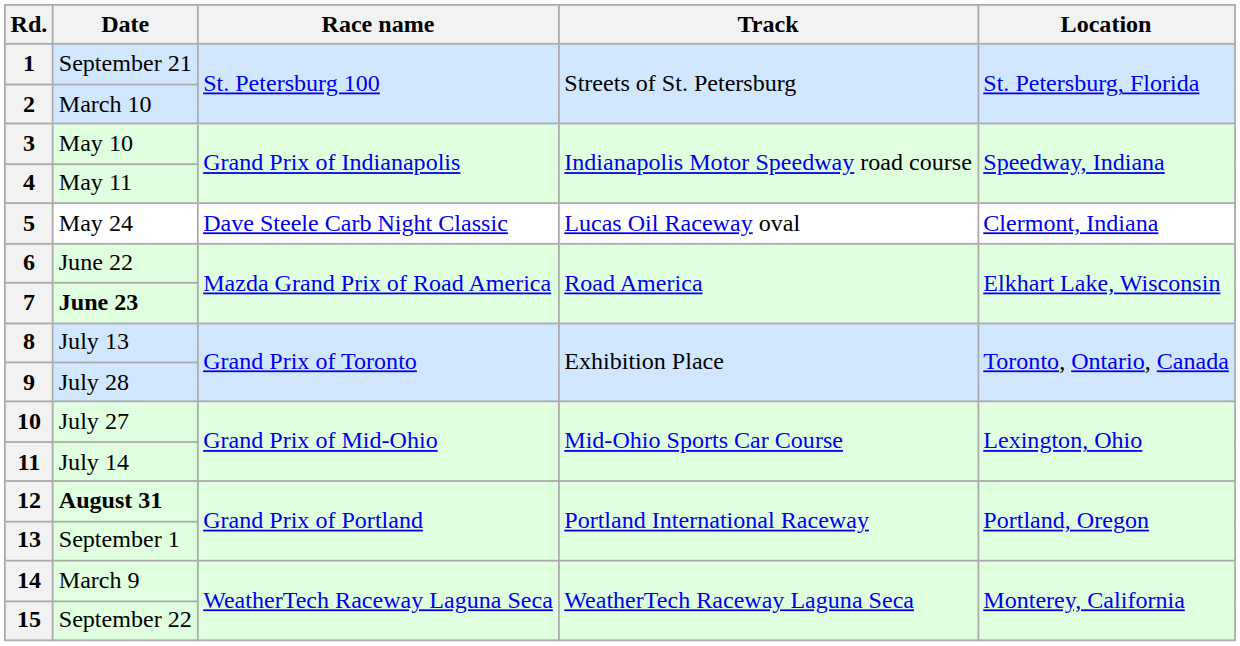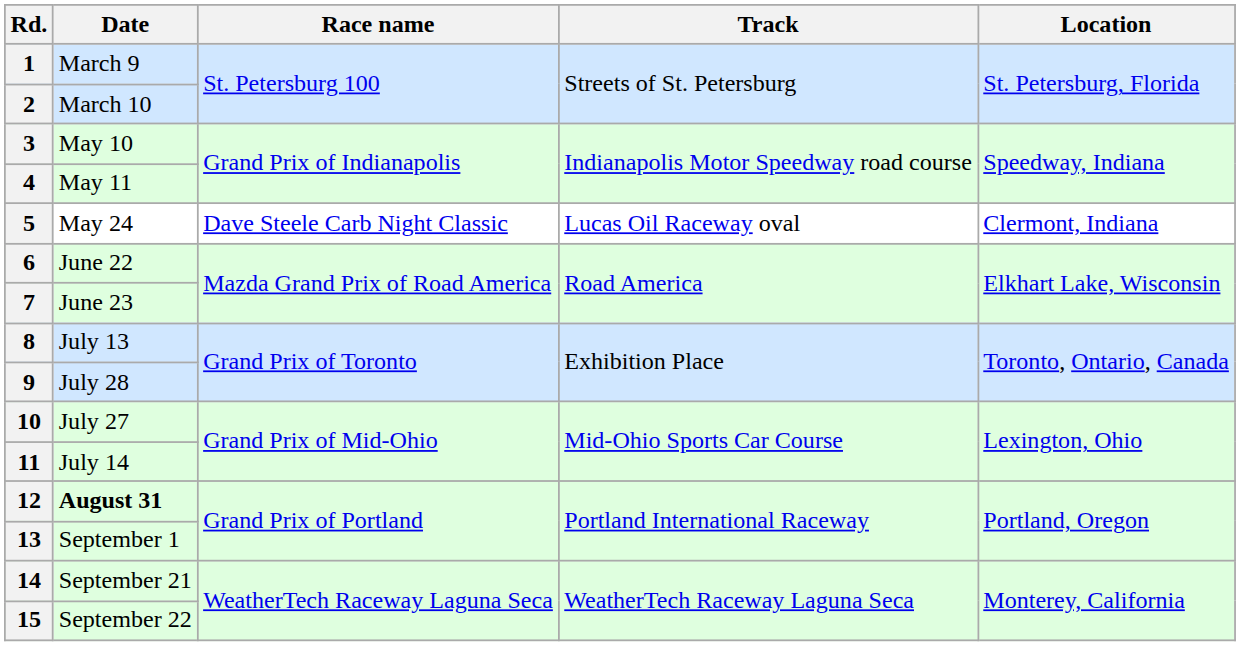(125, 63) September 21 -> (99, 63) March 9
(99, 301) bold -> (96, 301) normal
(99, 579) March 9 -> (125, 579) September 21
